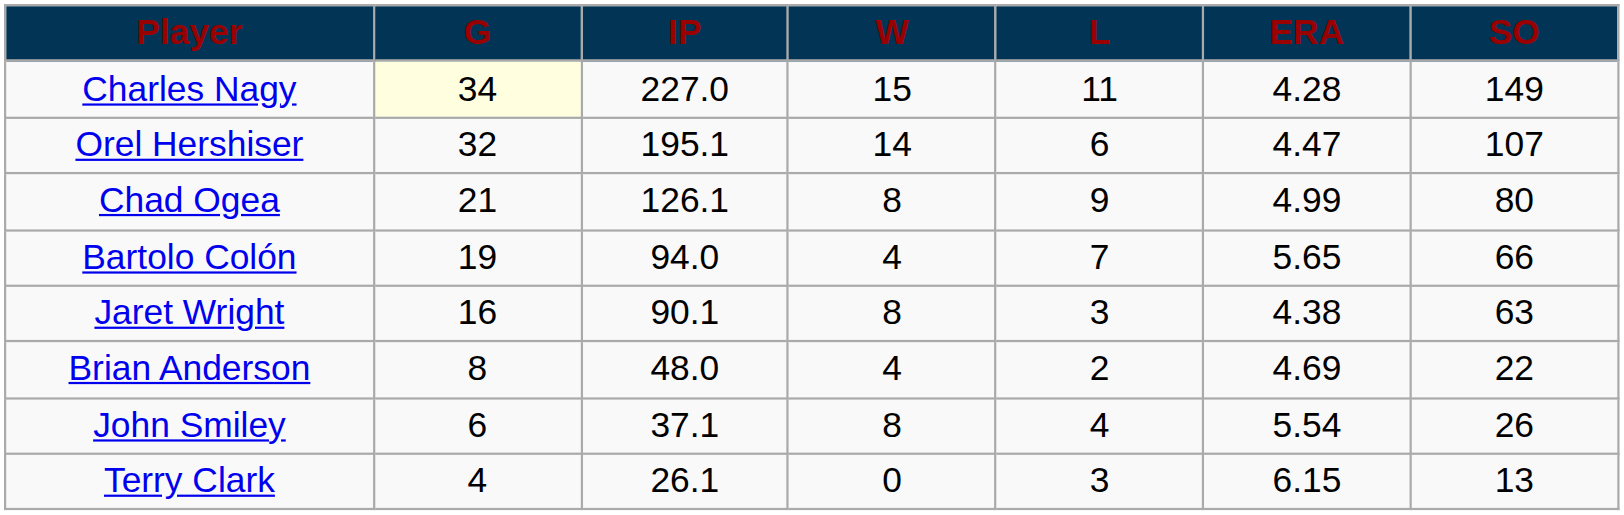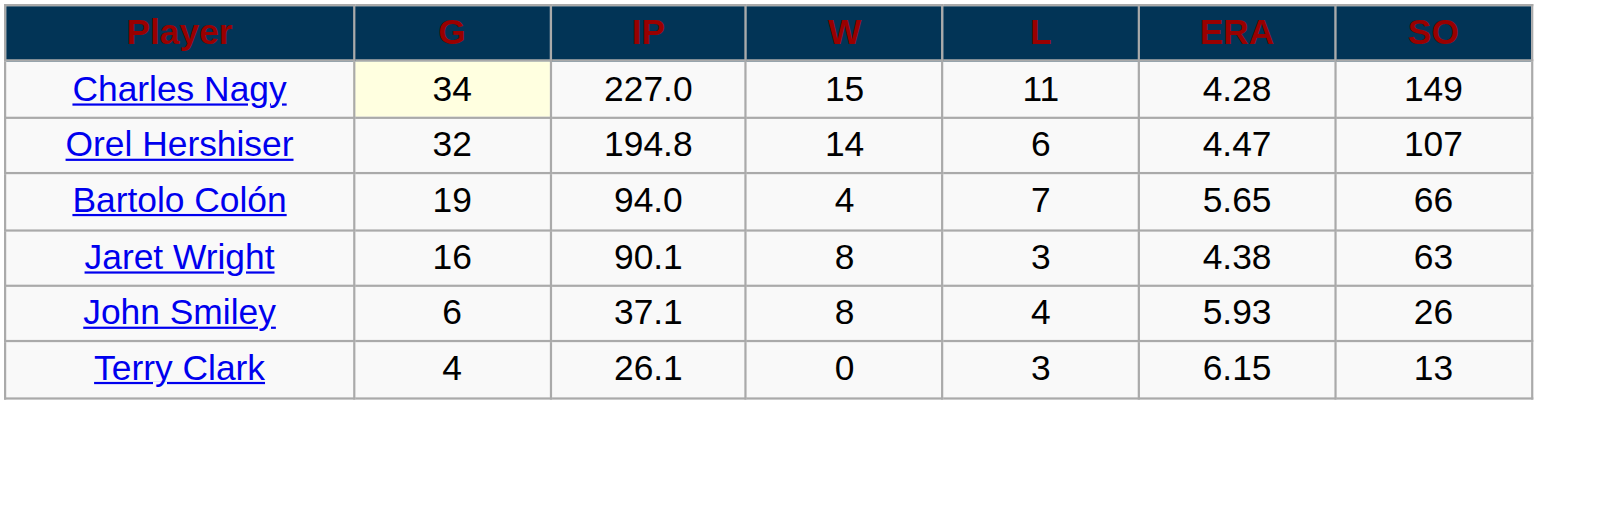(685, 144) 195.1 -> (648, 144) 194.8
- row: (189, 200)
- row: (189, 369)
(1307, 425) 5.54 -> (1237, 312) 5.93
